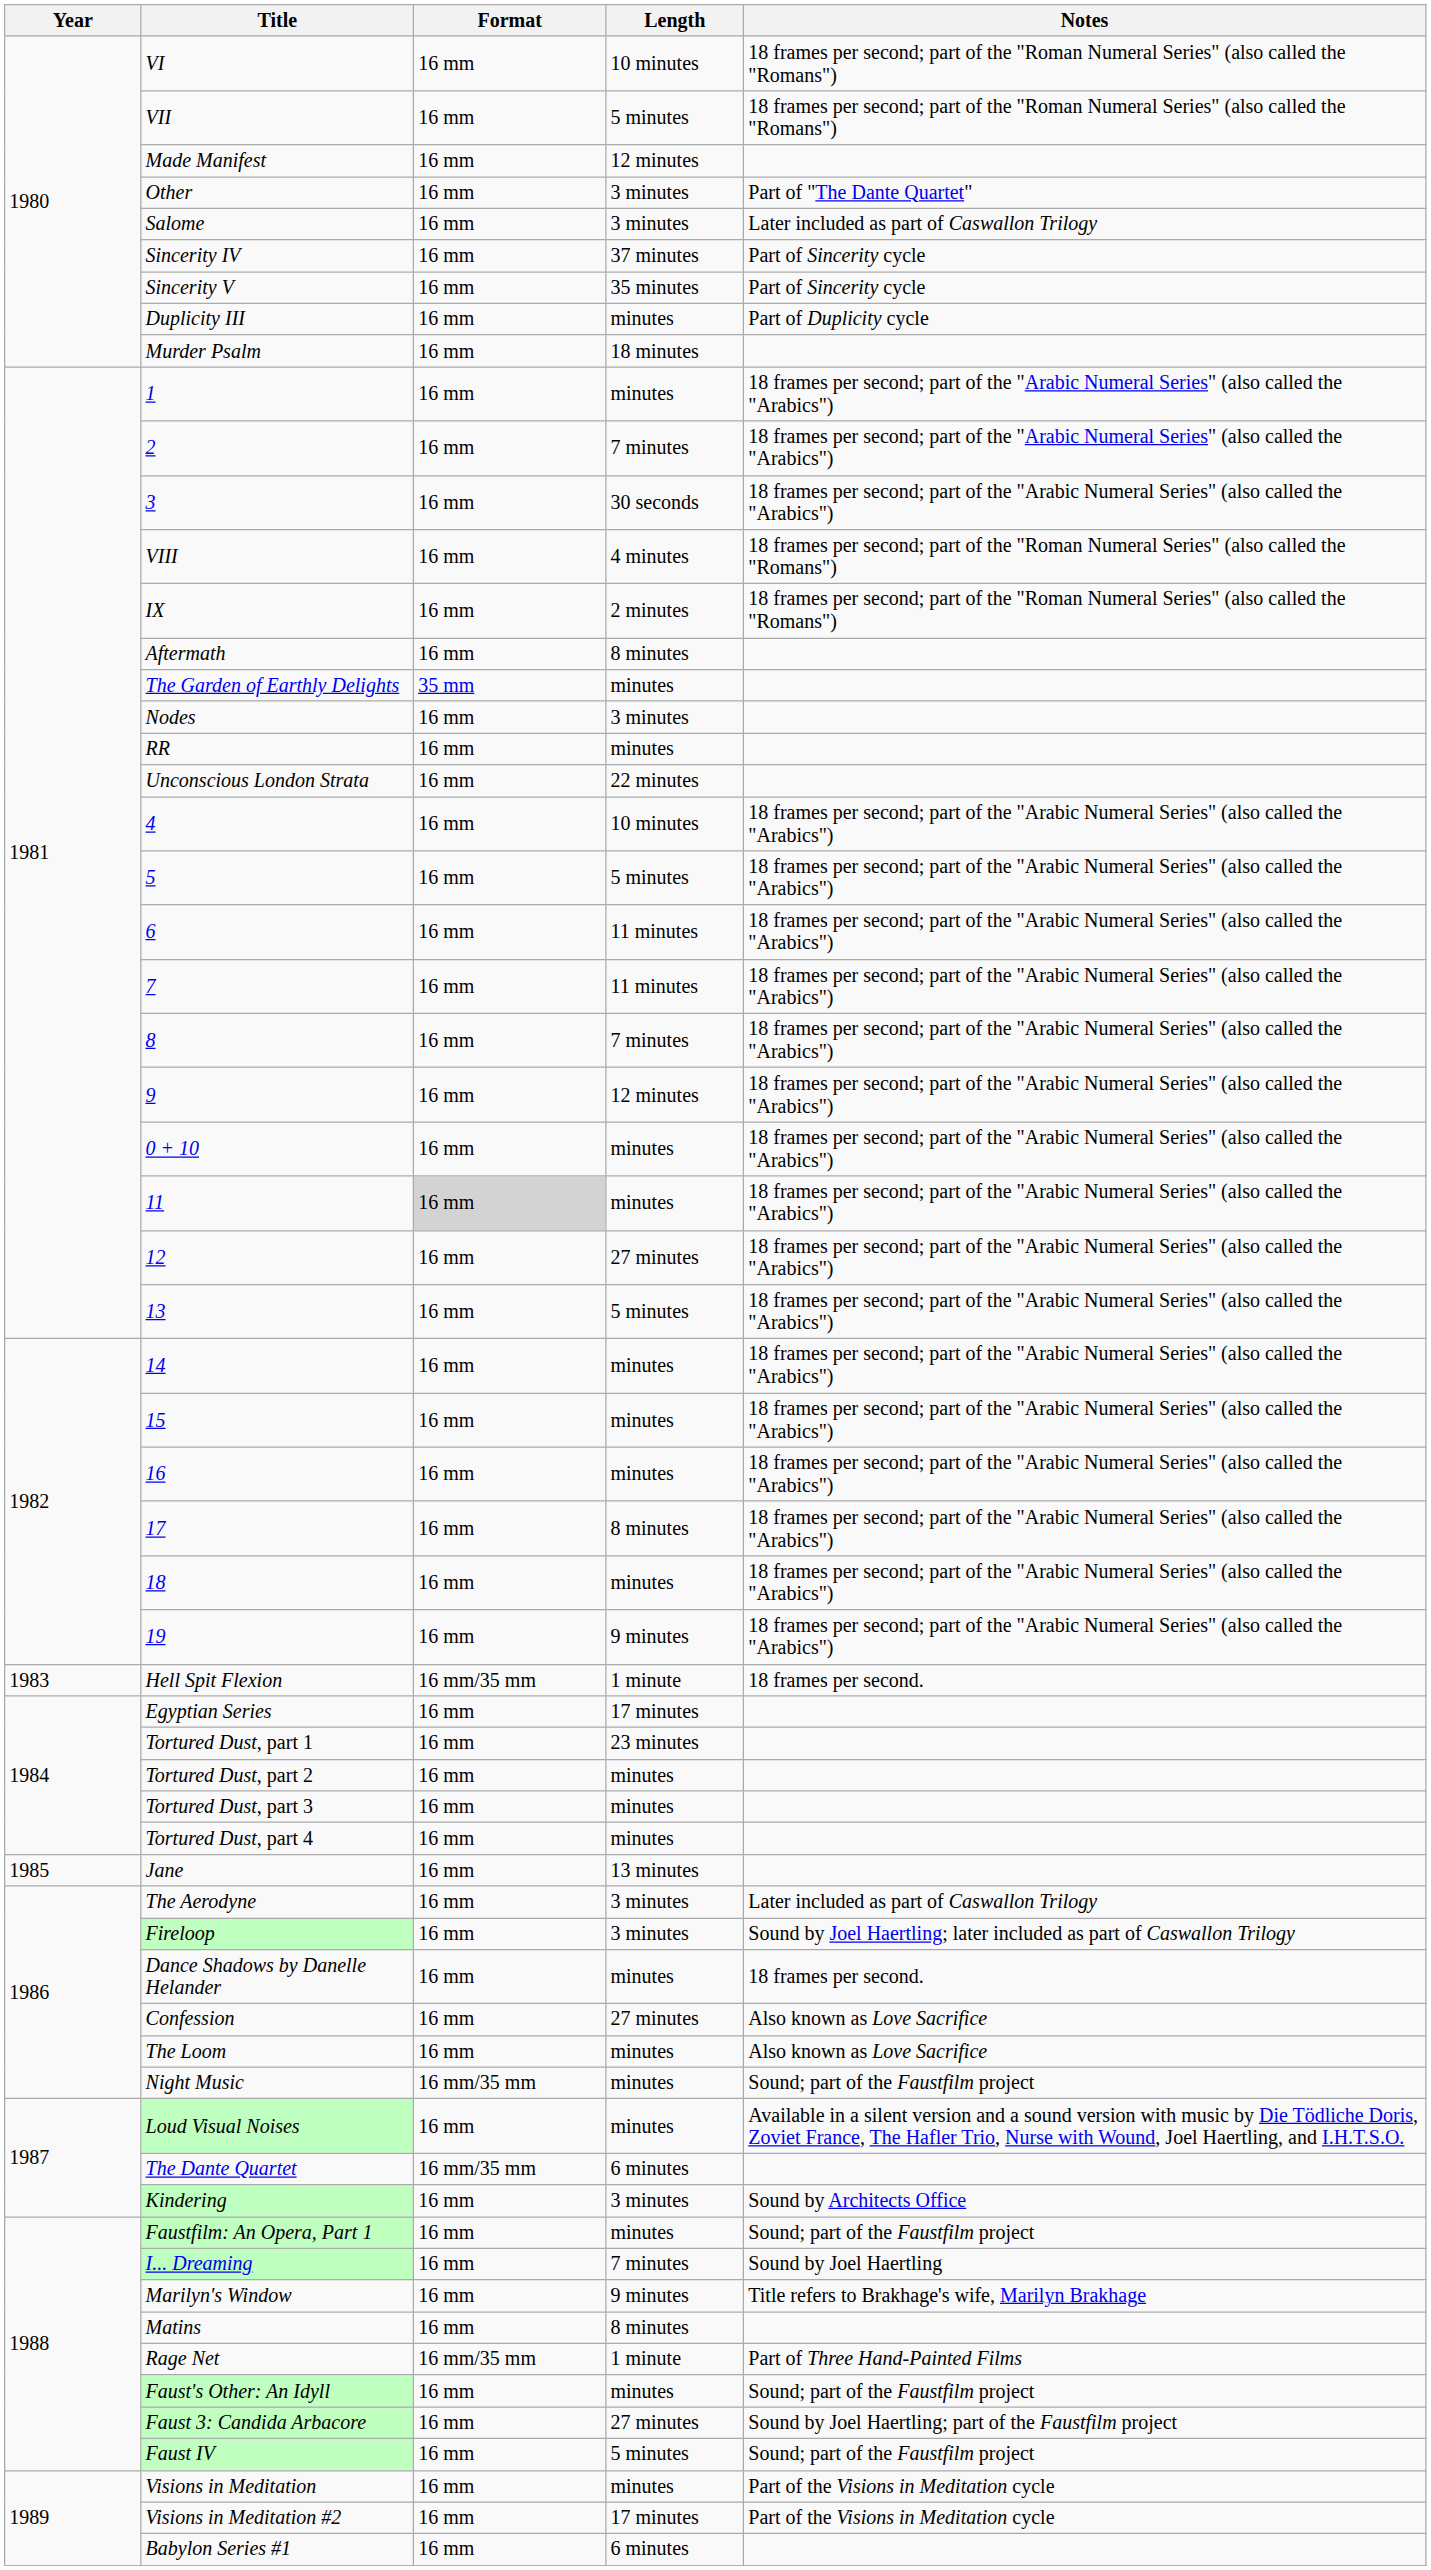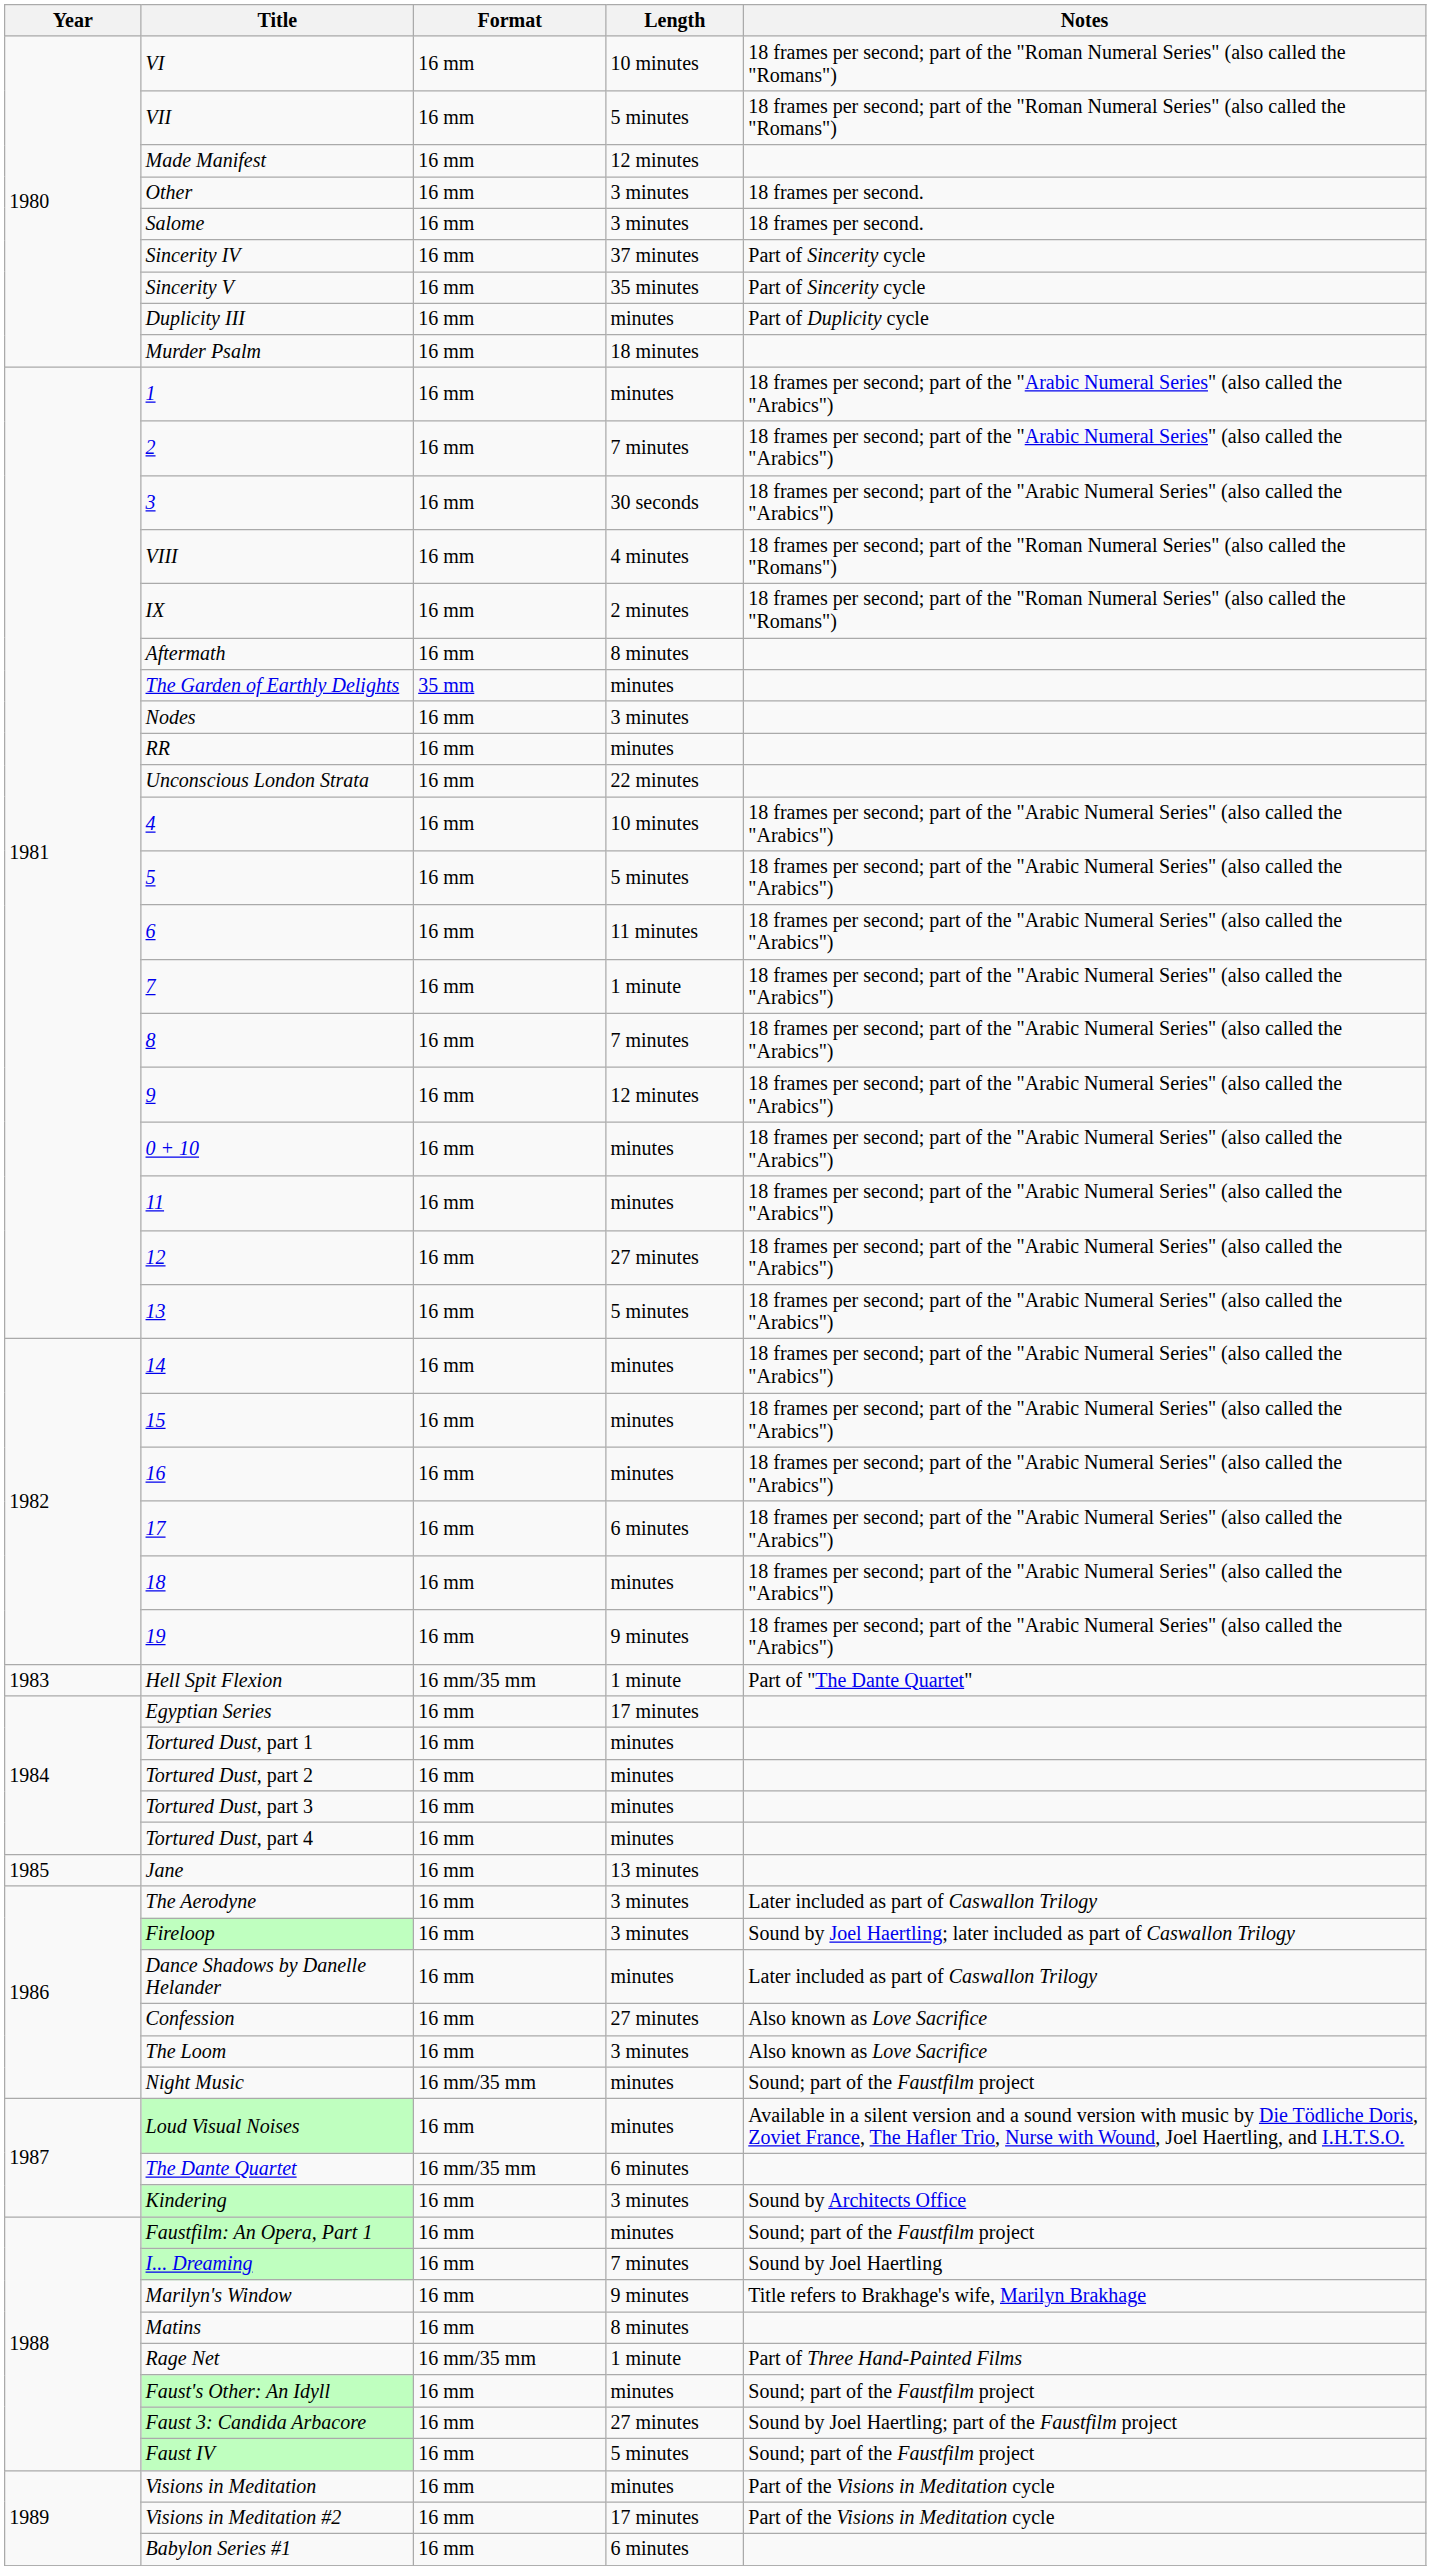(860, 192) Part of "The Dante Quartet" -> (836, 192) 18 frames per second.
(923, 223) Later included as part of Caswallon Trilogy -> (836, 223) 18 frames per second.
(654, 986) 11 minutes -> (646, 986) 1 minute
(446, 1203) lightgrey background -> (446, 1203) no background
(650, 1528) 8 minutes -> (650, 1528) 6 minutes
(836, 1679) 18 frames per second. -> (860, 1679) Part of "The Dante Quartet"
(655, 1743) 23 minutes -> (642, 1743) minutes
(836, 1976) 18 frames per second. -> (923, 1976) Later included as part of Caswallon Trilogy
(642, 2051) minutes -> (650, 2051) 3 minutes
